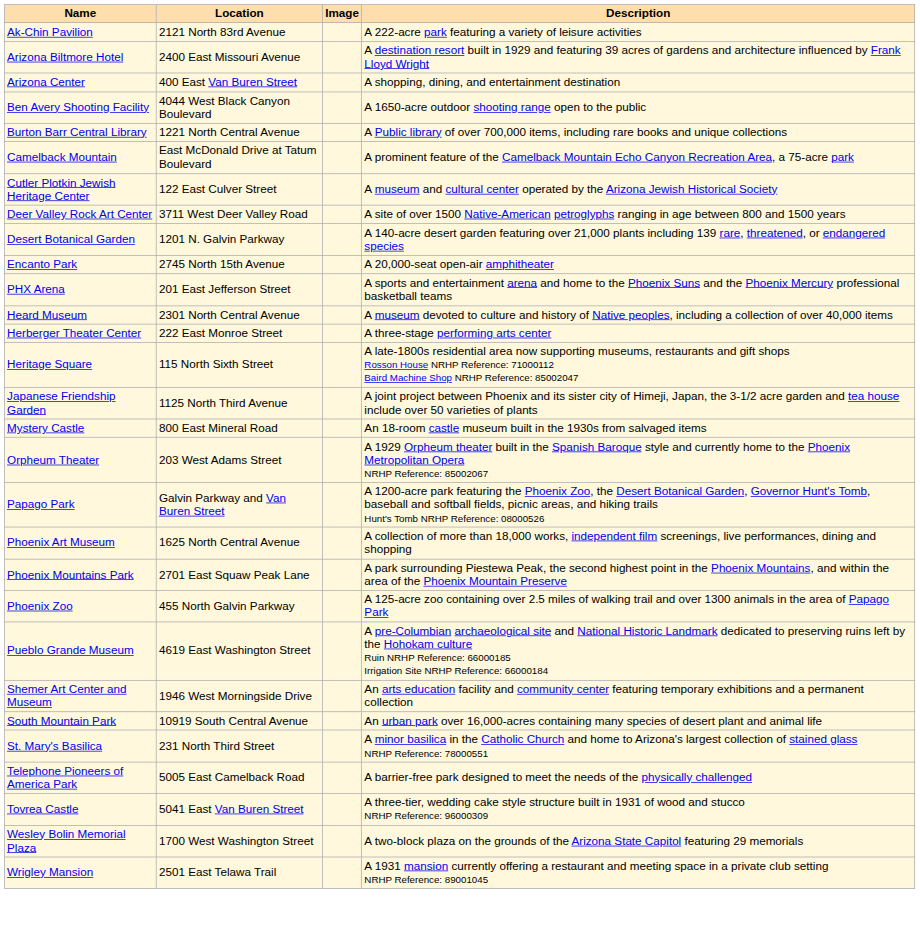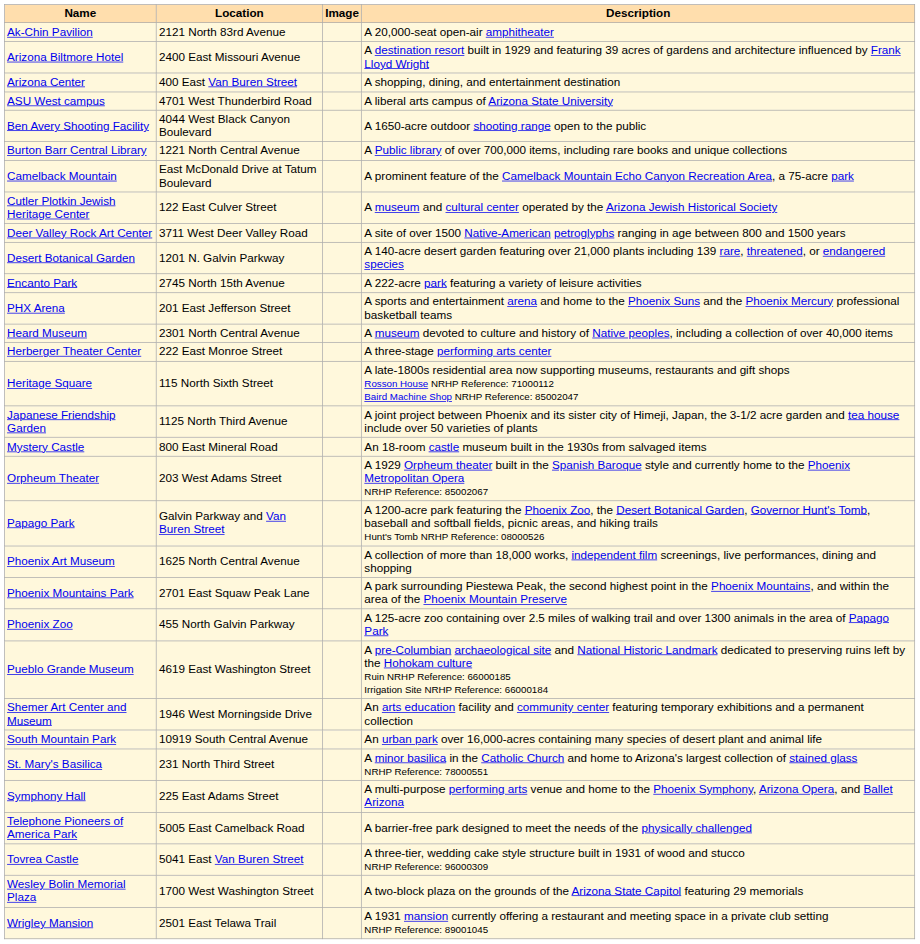(503, 32) A 222-acre park featuring a variety of leisure activities -> (459, 32) A 20,000-seat open-air amphitheater
+ row: (56, 100)
(459, 264) A 20,000-seat open-air amphitheater -> (503, 283) A 222-acre park featuring a variety of leisure activities
+ row: (46, 796)
